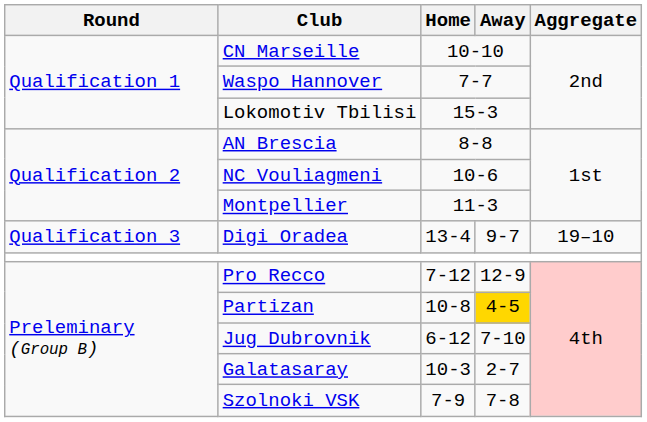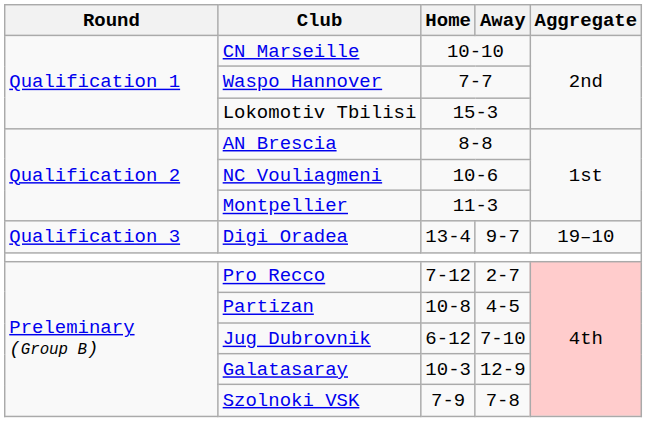(503, 277) 12-9 -> (503, 277) 2-7
(503, 308) gold background -> (503, 308) no background
(503, 370) 2-7 -> (503, 370) 12-9
